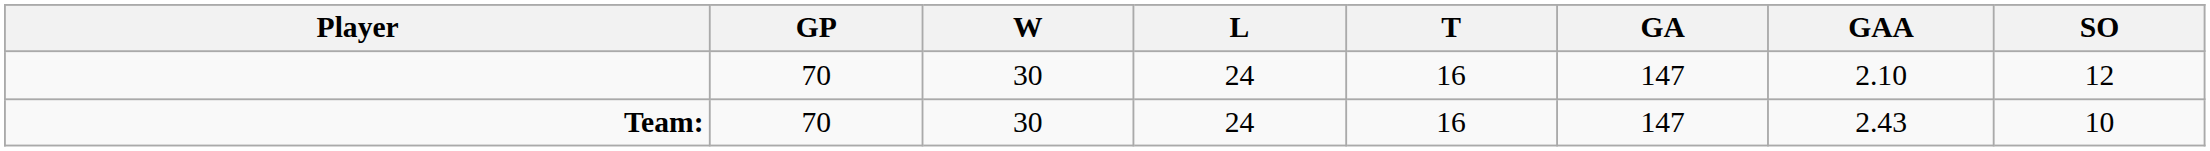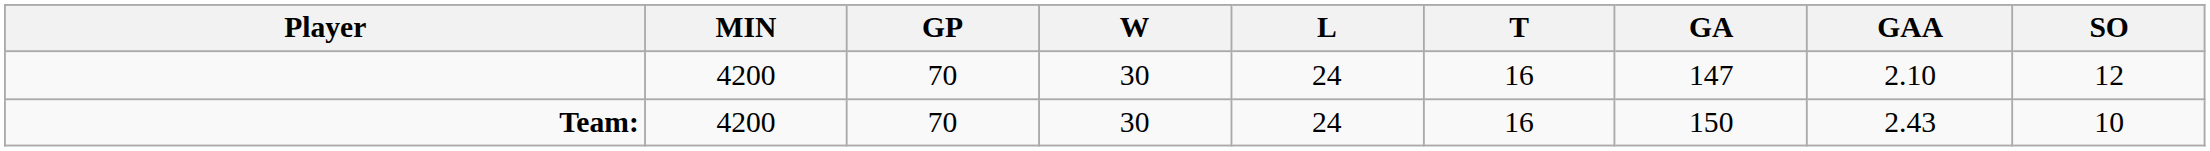+ column: (746, 27)
(1663, 121) 147 -> (1711, 121) 150
